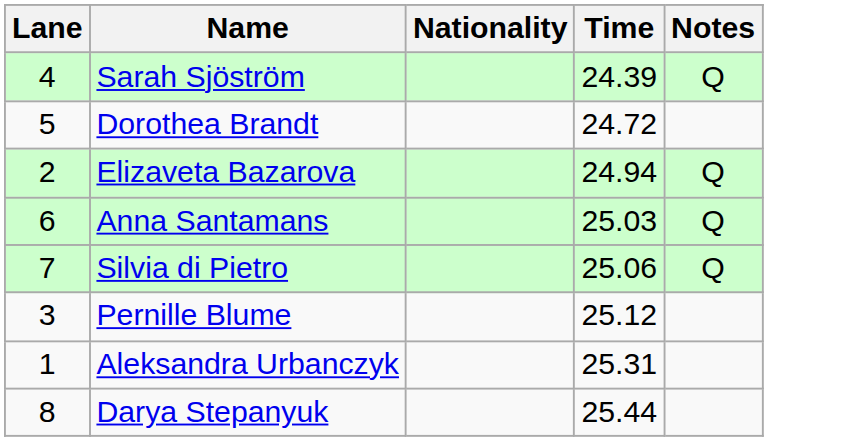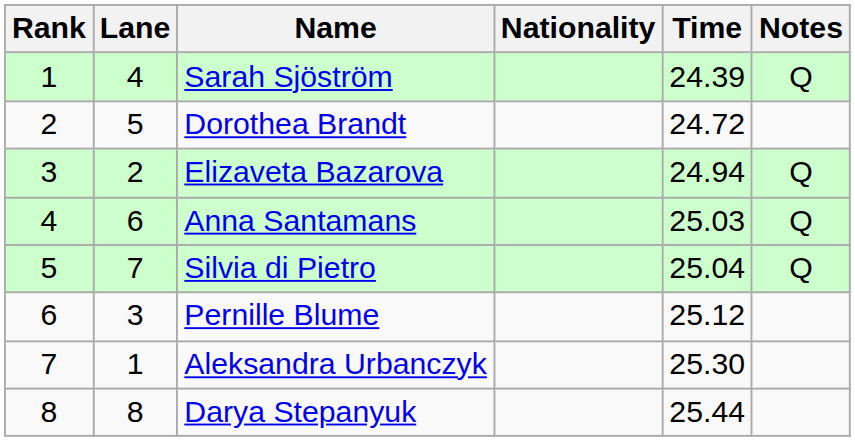+ column: (49, 28)
(619, 268) 25.06 -> (707, 268) 25.04
(619, 364) 25.31 -> (707, 364) 25.30
